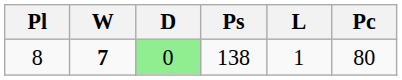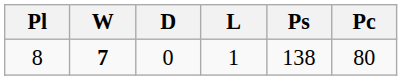columns swapped: (299, 22) <-> (234, 22)
(168, 57) lightgreen background -> (168, 57) no background
